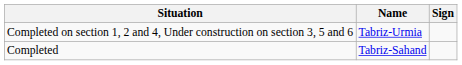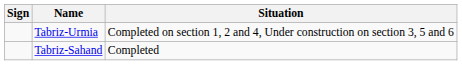columns swapped: (443, 13) <-> (180, 13)
